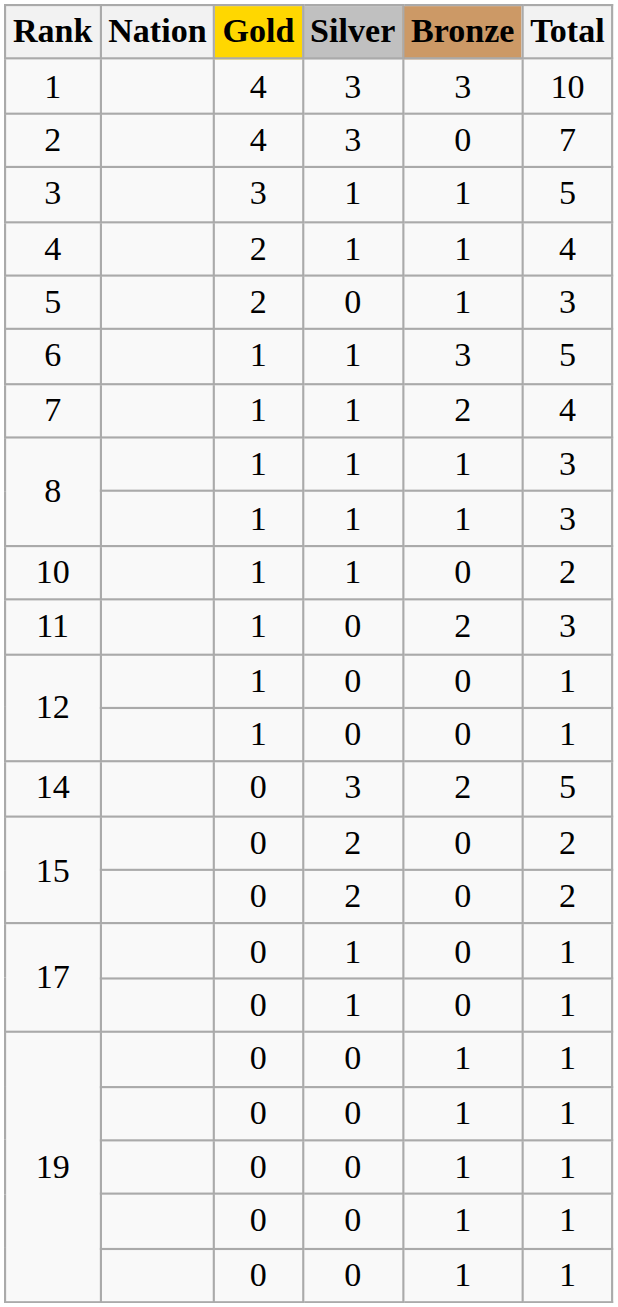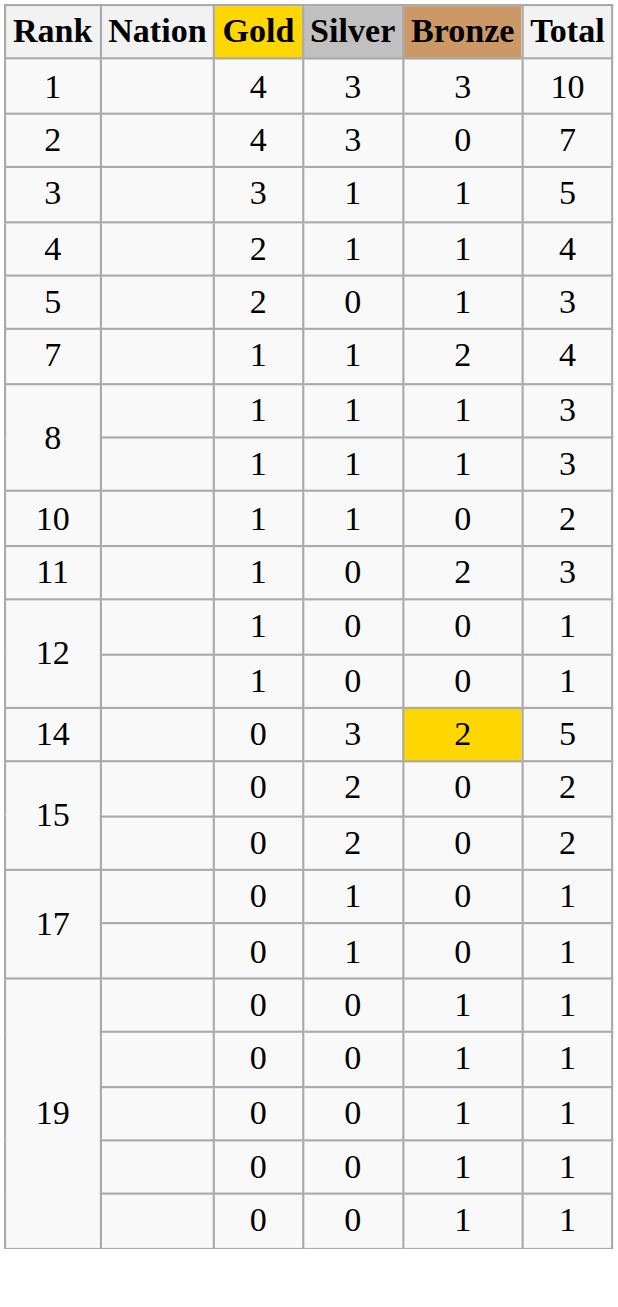- row: (53, 355)
(463, 788) no background -> (463, 734) gold background
